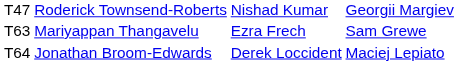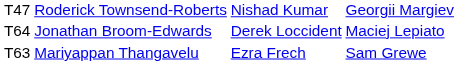rows swapped: (116, 31) <-> (123, 52)
